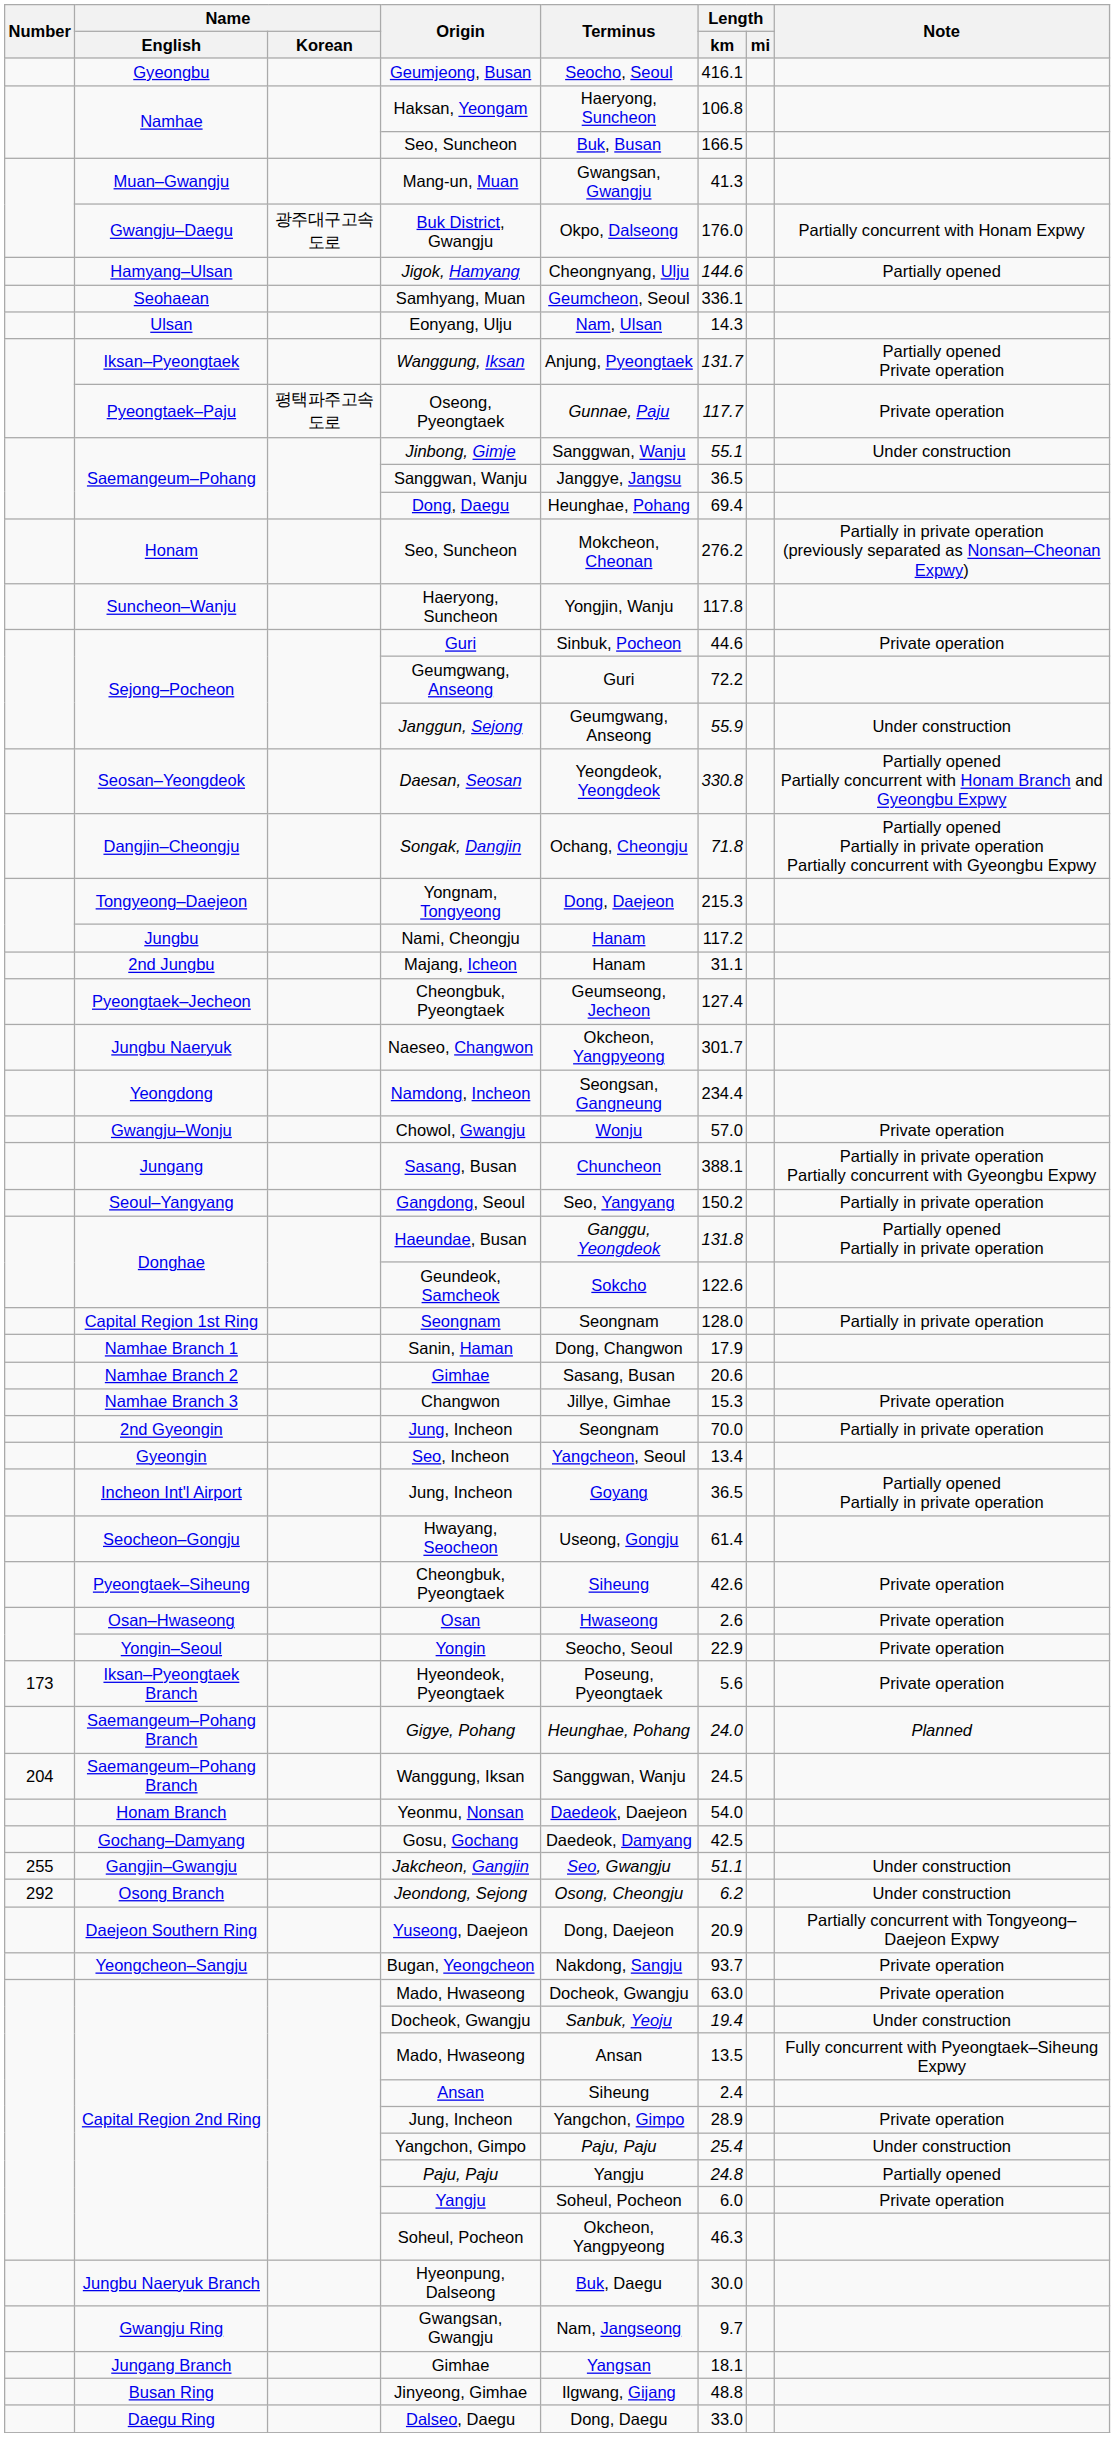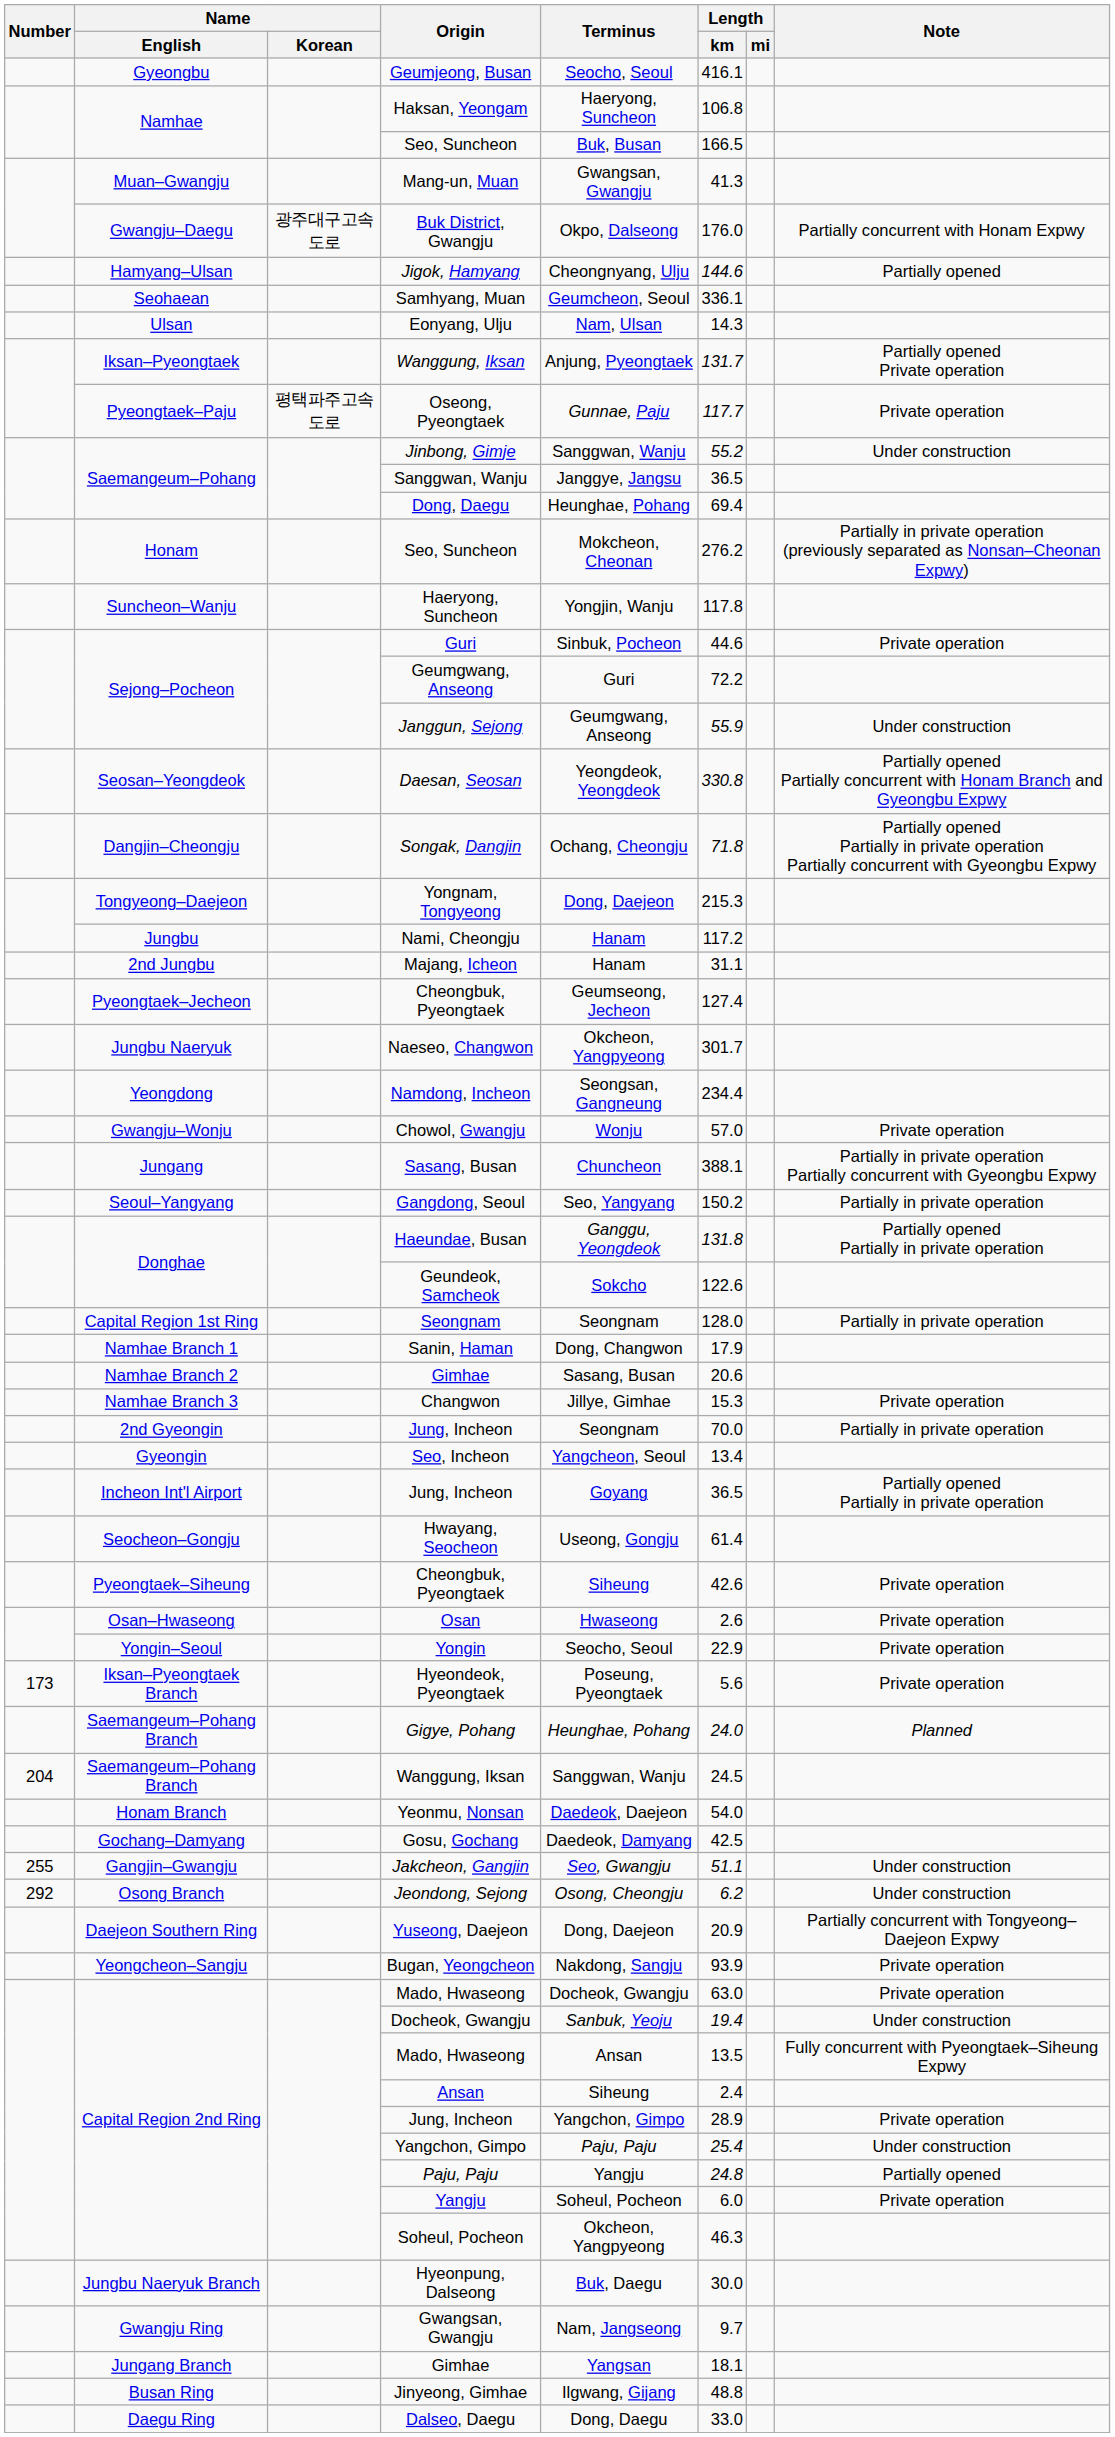(727, 451) 55.1 -> (727, 451) 55.2
(727, 1966) 93.7 -> (727, 1966) 93.9
